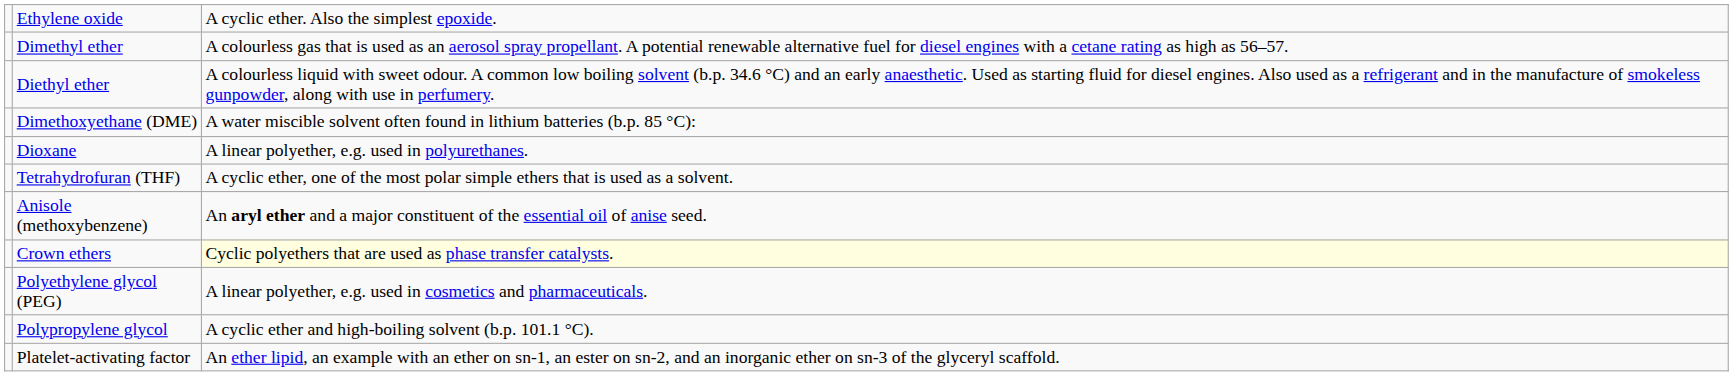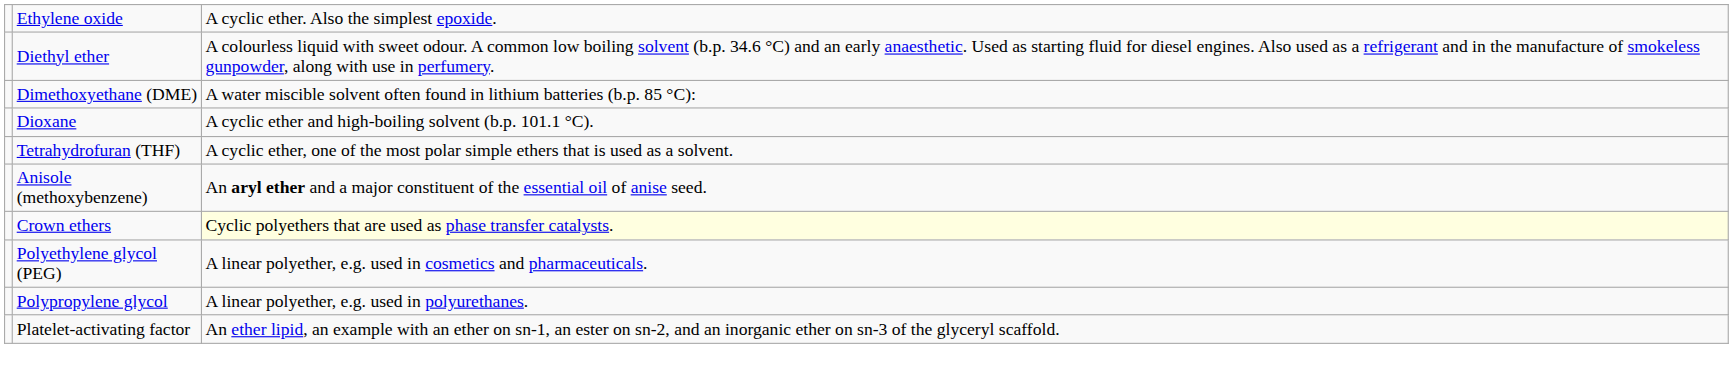- row: (70, 46)
(367, 149) A linear polyether, e.g. used in polyurethanes. -> (400, 121) A cyclic ether and high-boiling solvent (b.p. 101.1 °C).
(400, 329) A cyclic ether and high-boiling solvent (b.p. 101.1 °C). -> (367, 301) A linear polyether, e.g. used in polyurethanes.
